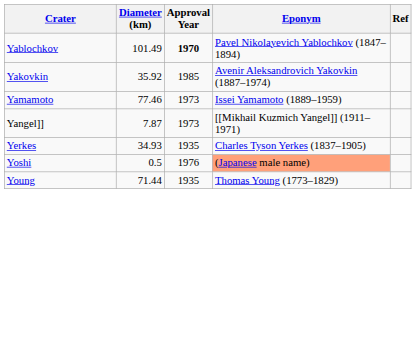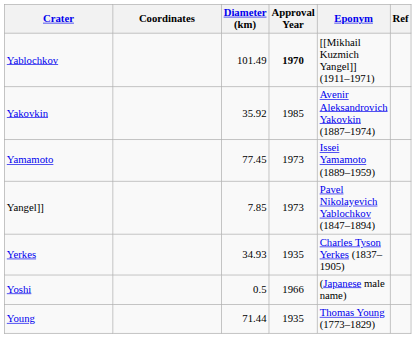+ column: (167, 19)
(300, 48) Pavel Nikolayevich Yablochkov (1847–1894) -> (347, 60) [[Mikhail Kuzmich Yangel]] (1911–1971)
(150, 100) 77.46 -> (254, 160) 77.45
(152, 123) 7.87 -> (257, 207) 7.85
(292, 123) [[Mikhail Kuzmich Yangel]] (1911–1971) -> (349, 207) Pavel Nikolayevich Yablochkov (1847–1894)
(188, 163) 1976 -> (293, 289) 1966
(262, 163) lightsalmon background -> (352, 289) no background
